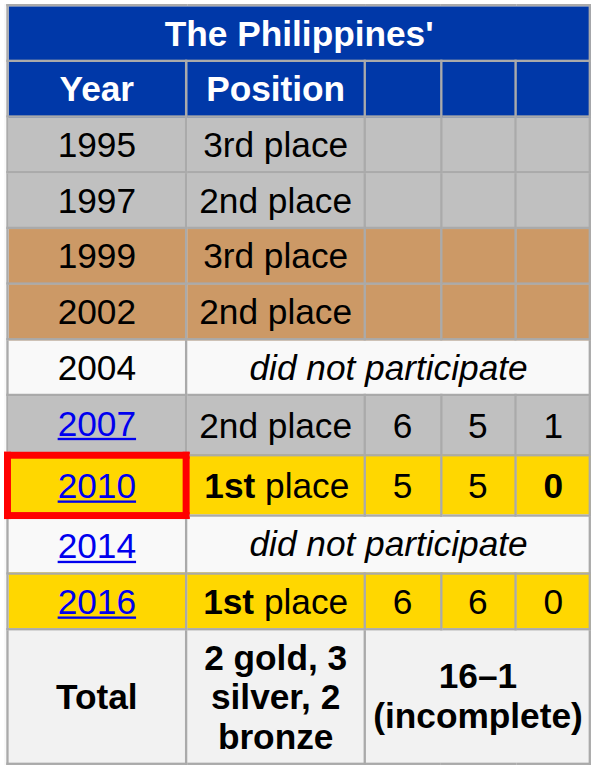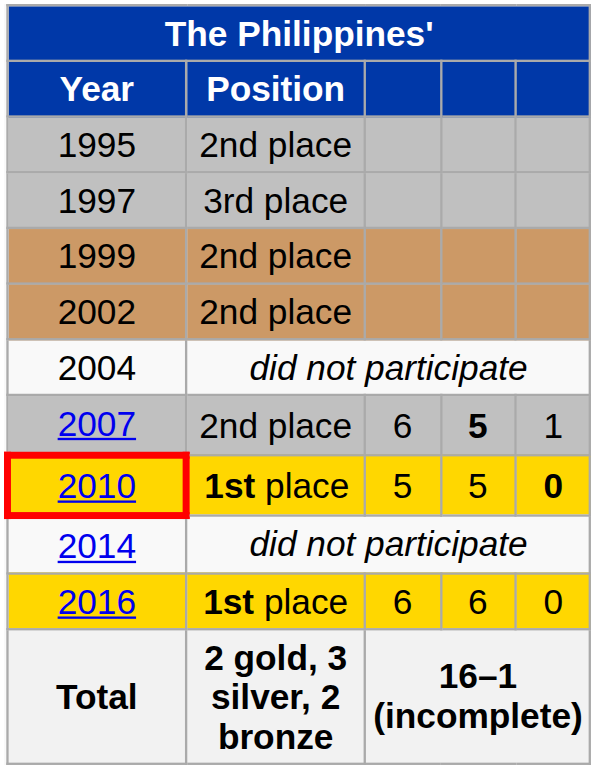(276, 145) 3rd place -> (276, 145) 2nd place
(276, 201) 2nd place -> (276, 201) 3rd place
(276, 257) 3rd place -> (276, 257) 2nd place
(478, 425) normal -> (478, 425) bold
